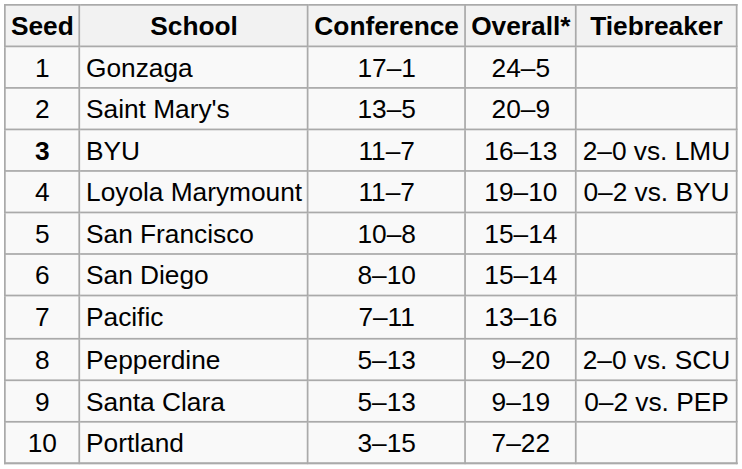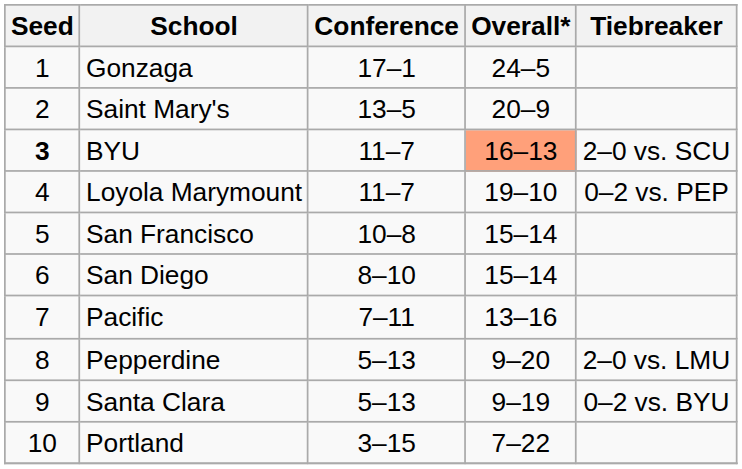(521, 151) no background -> (521, 151) lightsalmon background
(656, 151) 2–0 vs. LMU -> (656, 151) 2–0 vs. SCU
(656, 192) 0–2 vs. BYU -> (656, 192) 0–2 vs. PEP
(656, 359) 2–0 vs. SCU -> (656, 359) 2–0 vs. LMU
(656, 401) 0–2 vs. PEP -> (656, 401) 0–2 vs. BYU
